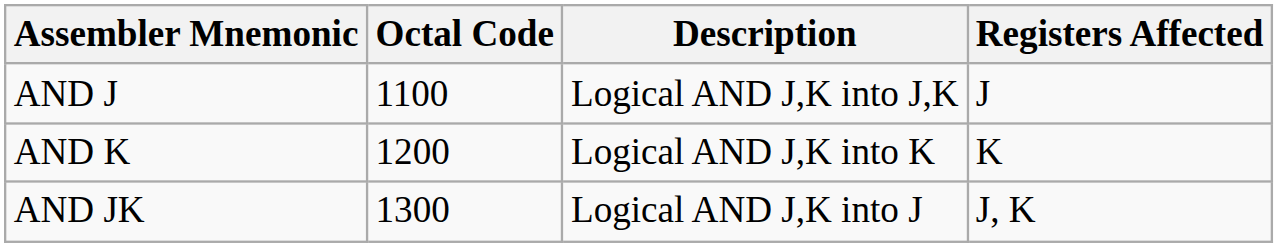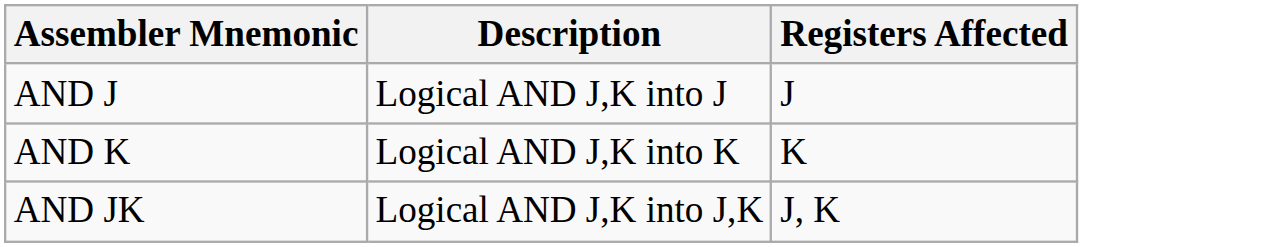- column: (465, 33)
(765, 92) Logical AND J,K into J,K -> (551, 92) Logical AND J,K into J
(747, 210) Logical AND J,K into J -> (569, 210) Logical AND J,K into J,K
